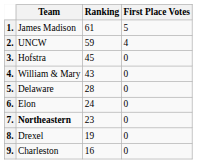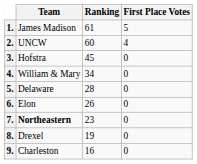(89, 43) 59 -> (89, 43) 60
(89, 74) 43 -> (89, 74) 34
(89, 105) 24 -> (89, 105) 26
